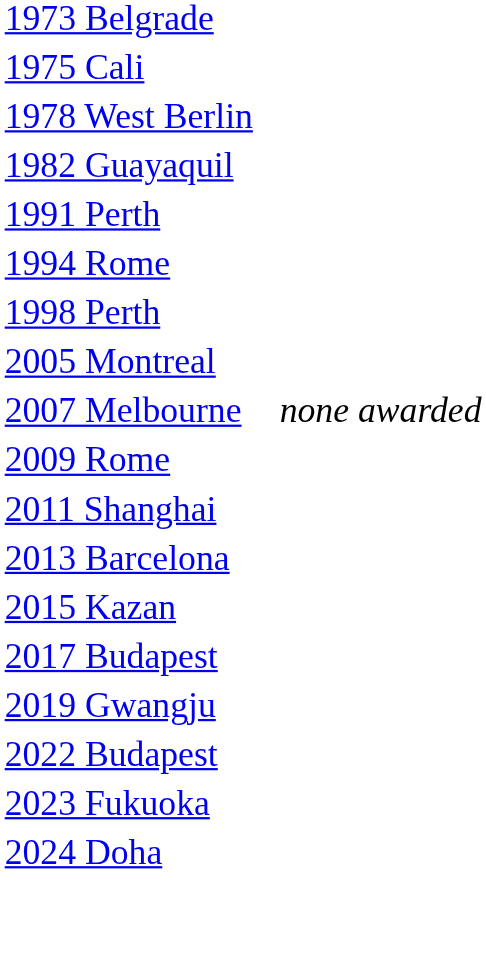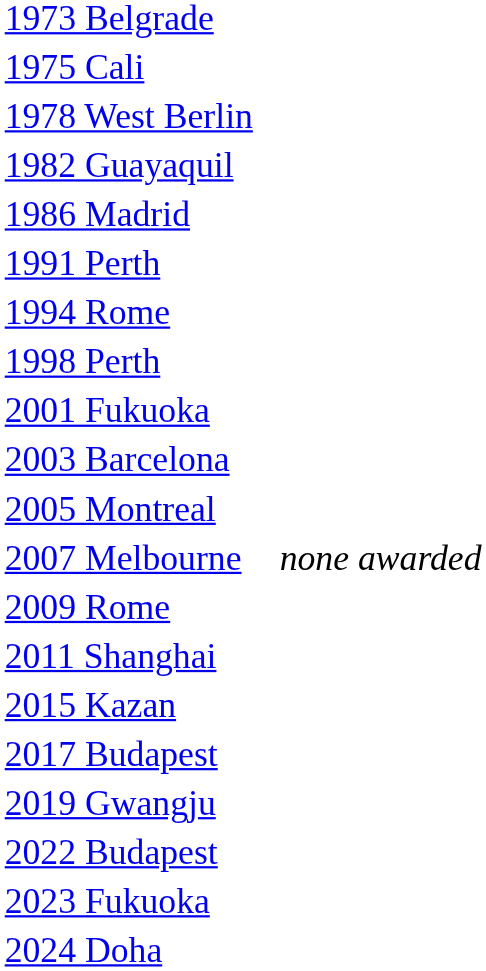+ row: (97, 214)
+ row: (107, 410)
+ row: (117, 459)
- row: (117, 557)
